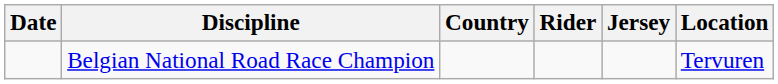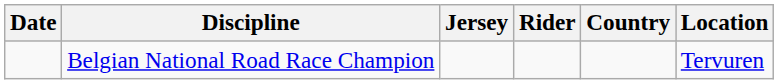columns swapped: (639, 22) <-> (487, 22)
